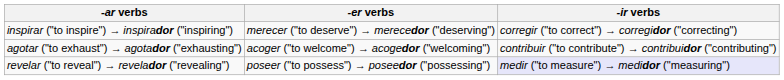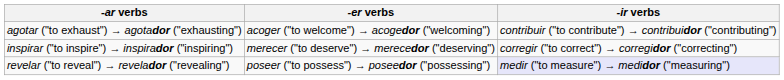rows swapped: (124, 48) <-> (120, 30)
